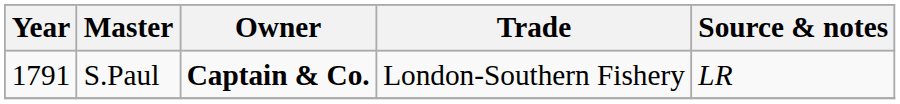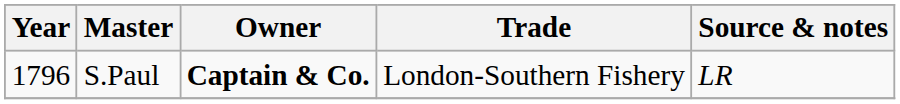(41, 74) 1791 -> (41, 74) 1796
